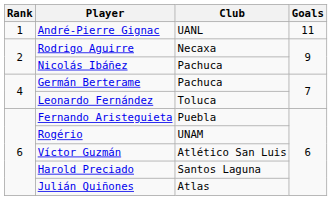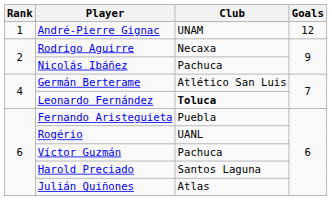(190, 30) UANL -> (190, 30) UNAM
(308, 30) 11 -> (308, 30) 12
(200, 83) Pachuca -> (232, 83) Atlético San Luis
(197, 100) normal -> (197, 100) bold
(190, 135) UNAM -> (190, 135) UANL
(232, 152) Atlético San Luis -> (200, 152) Pachuca
